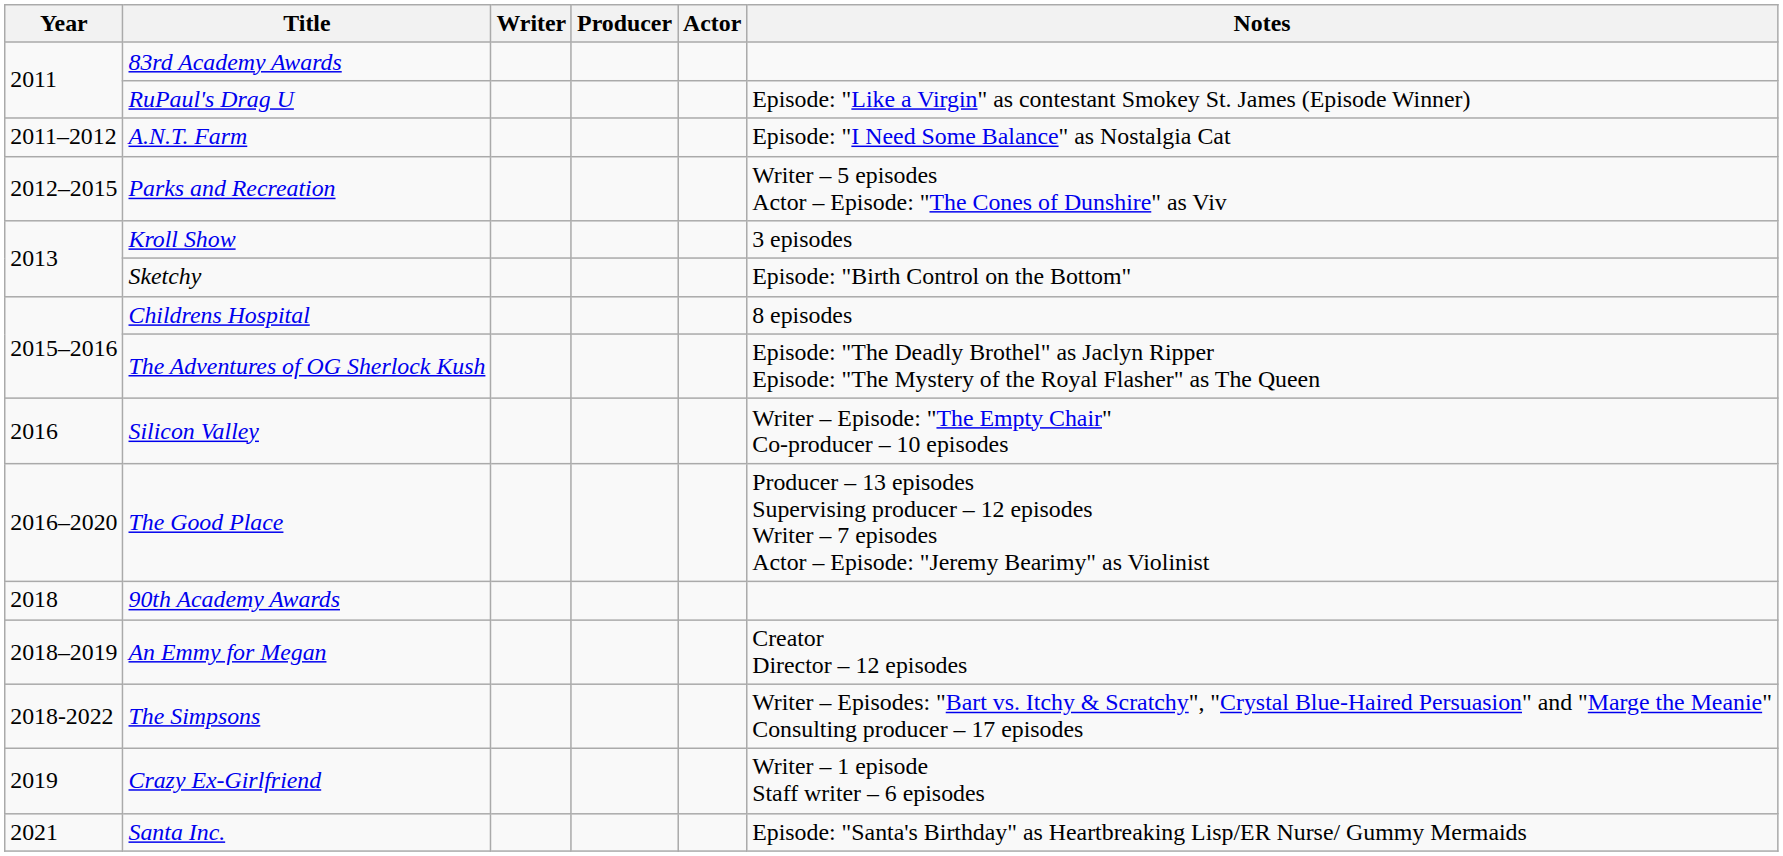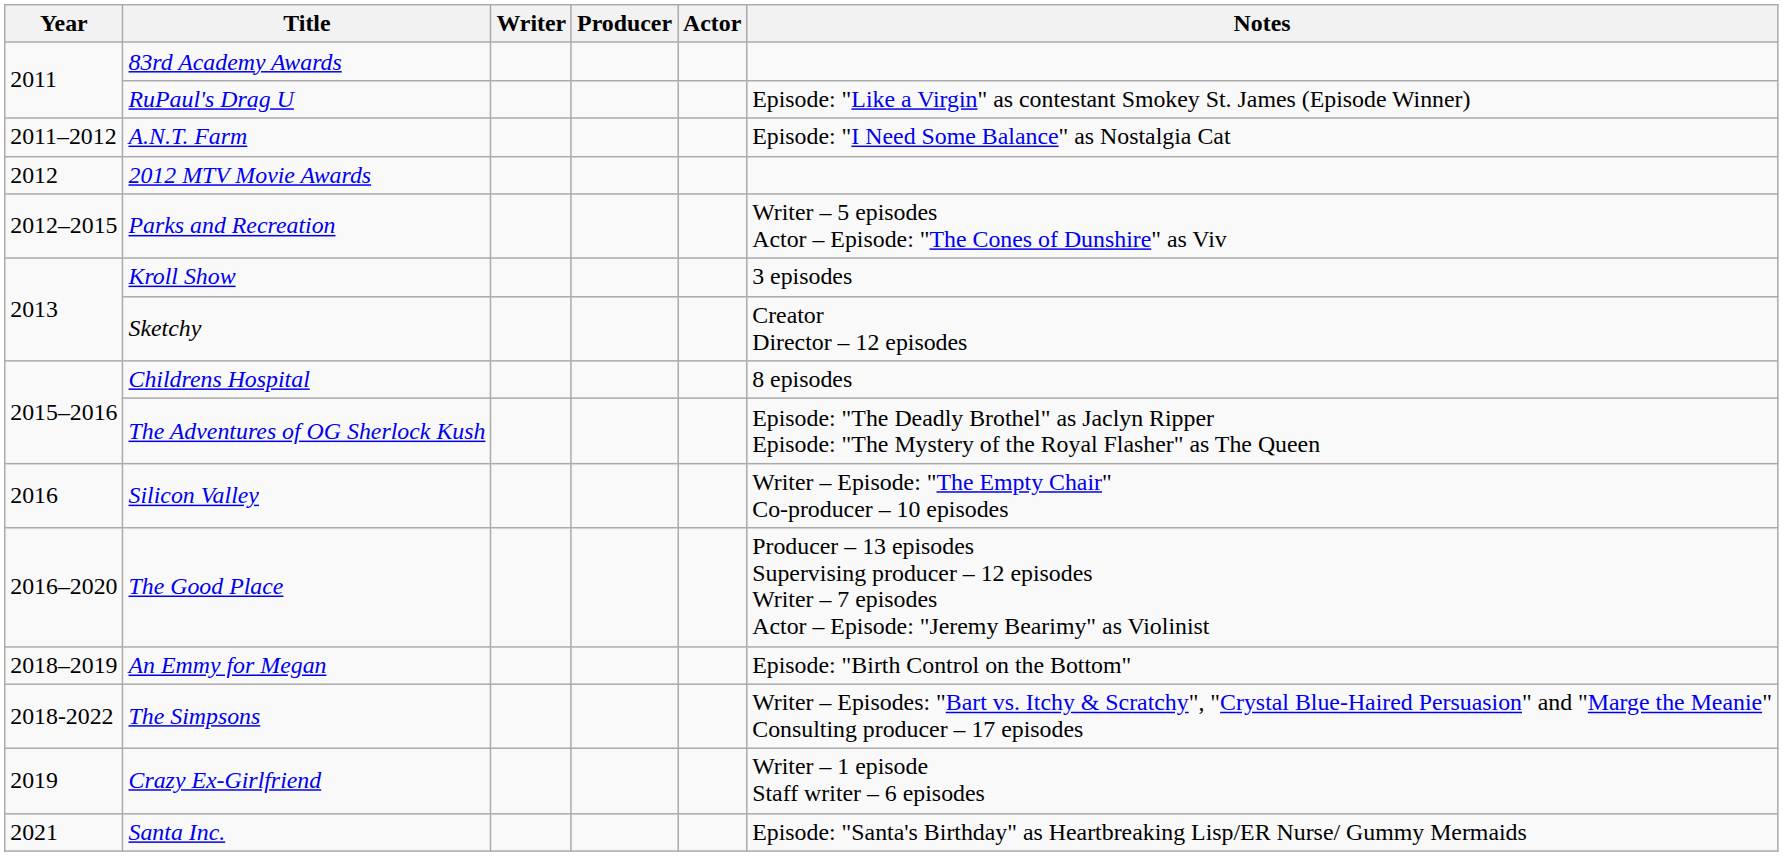+ row: (250, 174)
(942, 277) Episode: "Birth Control on the Bottom" -> (860, 328) Creator Director – 12 episodes
- row: (234, 600)
(860, 651) Creator Director – 12 episodes -> (942, 664) Episode: "Birth Control on the Bottom"
